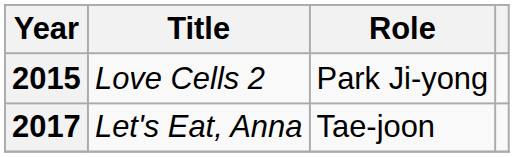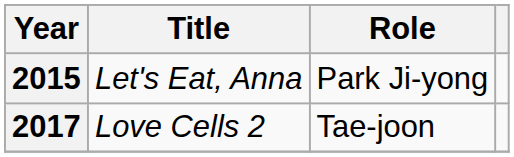(180, 77) Love Cells 2 -> (199, 77) Let's Eat, Anna
(199, 126) Let's Eat, Anna -> (180, 126) Love Cells 2
